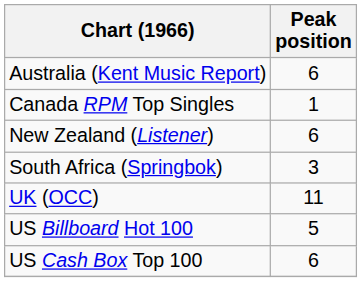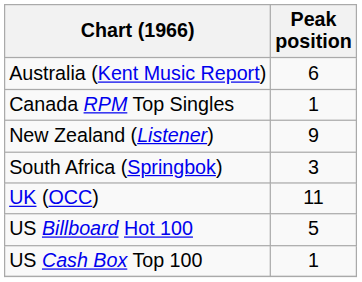(314, 135) 6 -> (314, 135) 9
(314, 260) 6 -> (314, 260) 1
